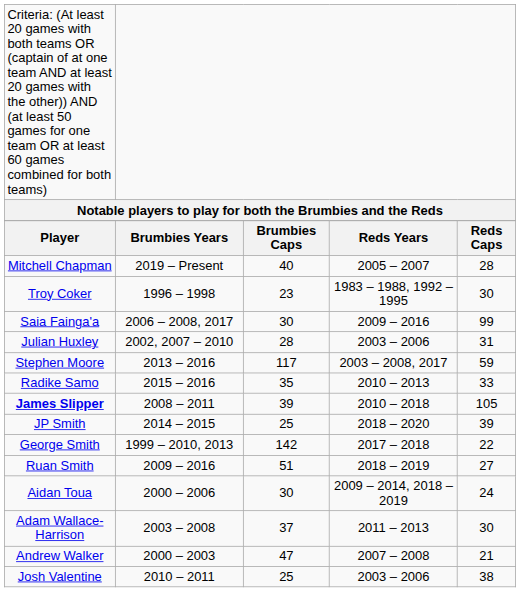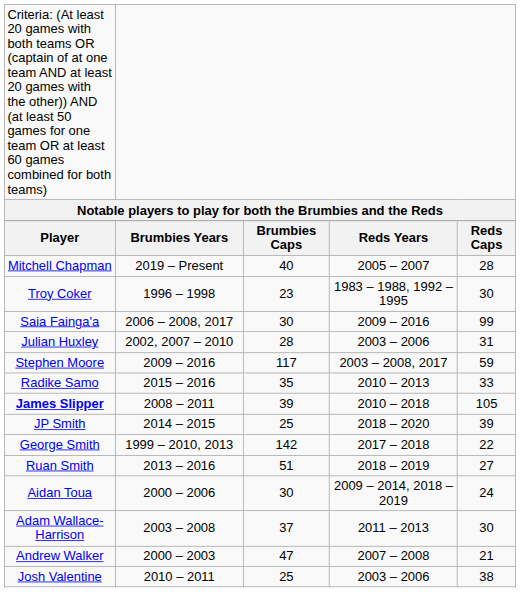(179, 362) 2013 – 2016 -> (179, 362) 2009 – 2016
(179, 465) 2009 – 2016 -> (179, 465) 2013 – 2016
